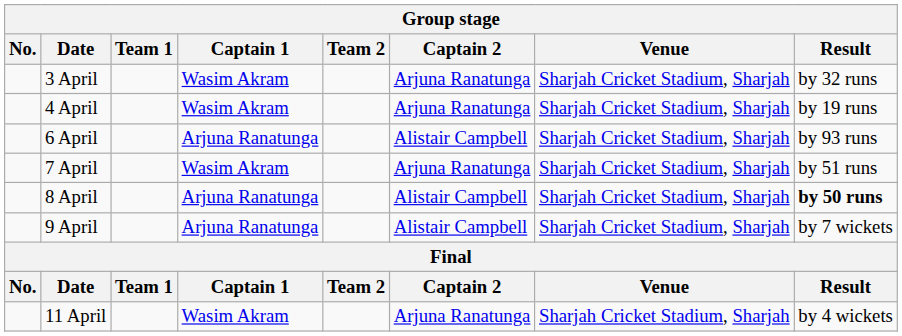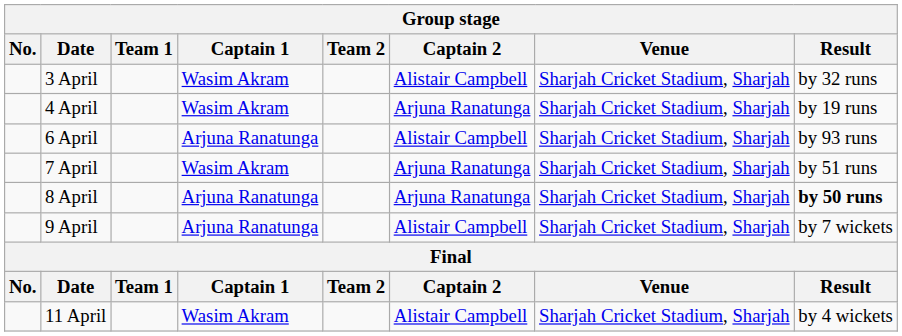(462, 78) Arjuna Ranatunga -> (460, 78) Alistair Campbell
(460, 197) Alistair Campbell -> (462, 197) Arjuna Ranatunga
(462, 316) Arjuna Ranatunga -> (460, 316) Alistair Campbell
